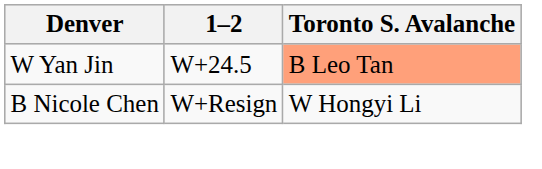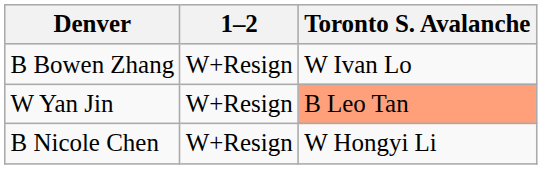+ row: (92, 63)
(211, 63) W+24.5 -> (239, 103) W+Resign
